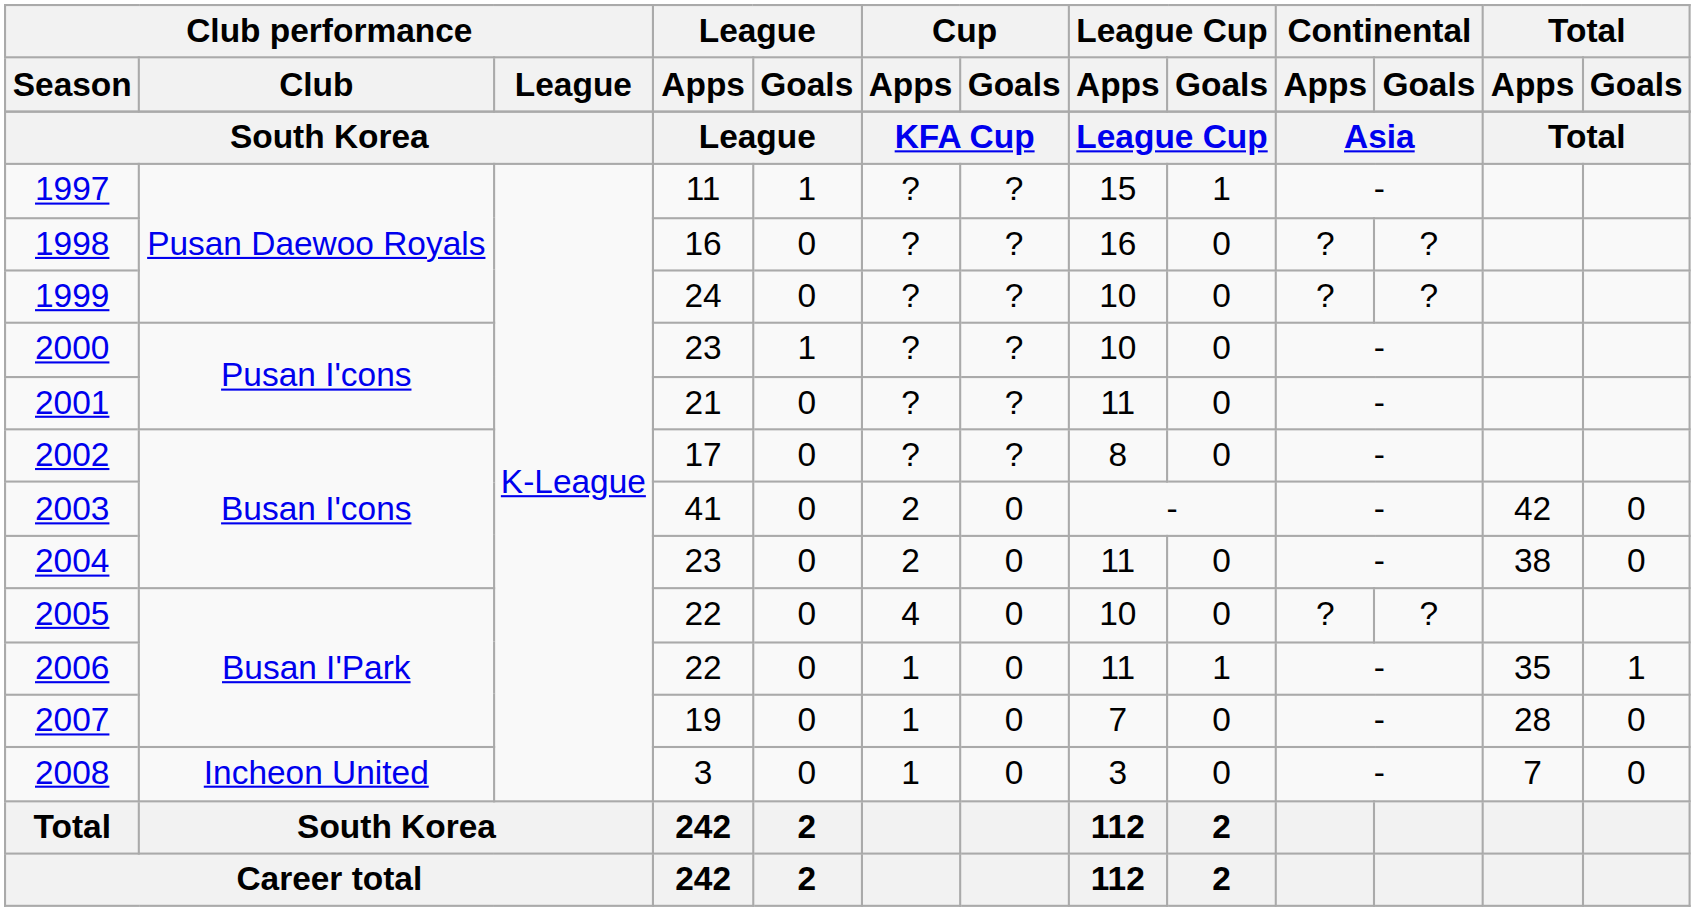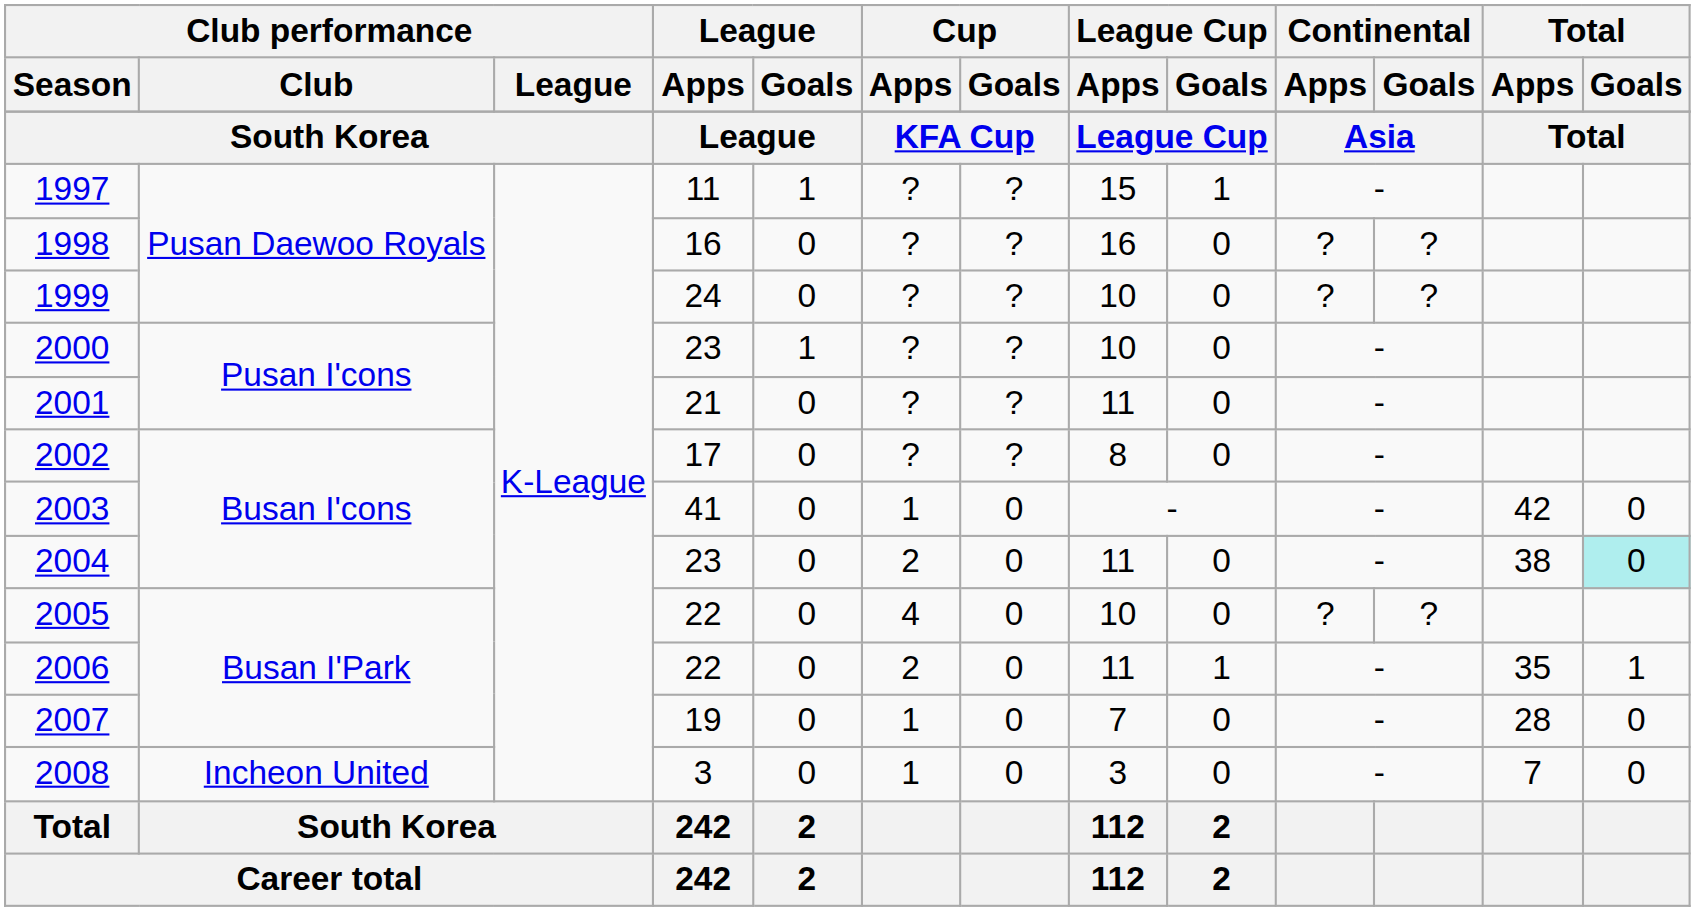(910, 508) 2 -> (910, 508) 1
(1636, 561) no background -> (1636, 561) paleturquoise background
(910, 667) 1 -> (910, 667) 2
